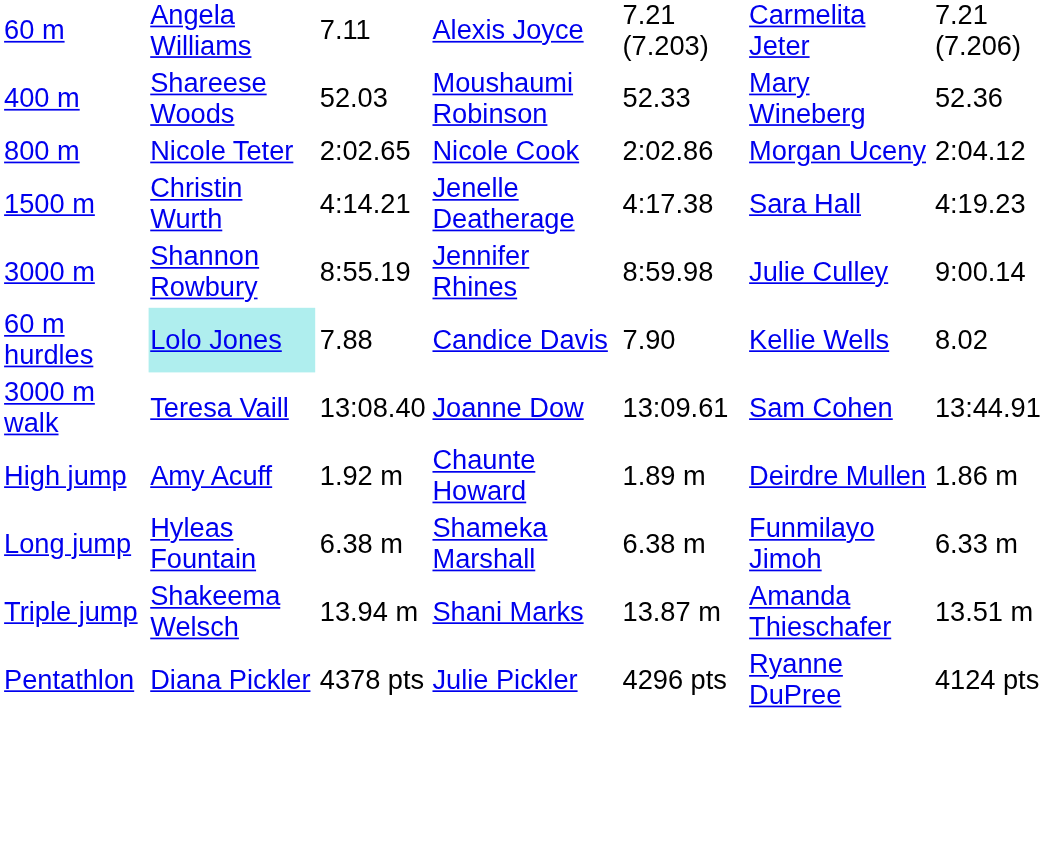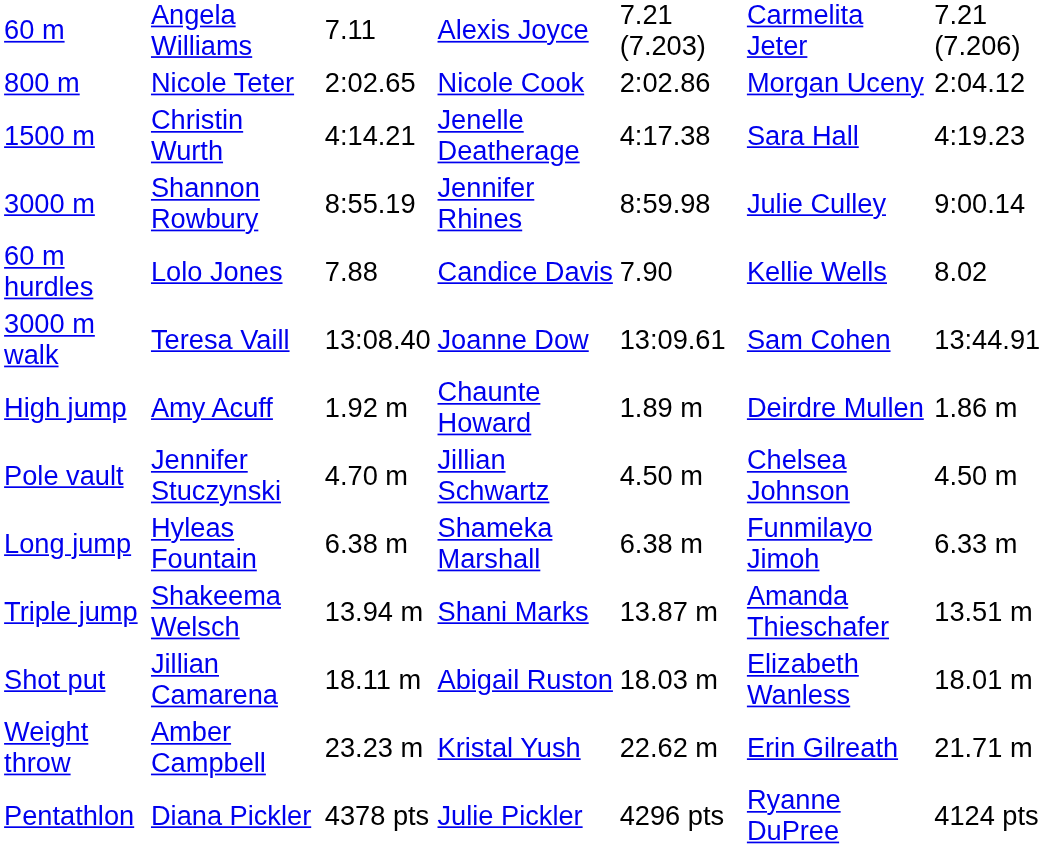- row: (42, 98)
(216, 339) paleturquoise background -> (217, 271) no background
+ row: (64, 475)
+ row: (55, 679)
+ row: (46, 747)
